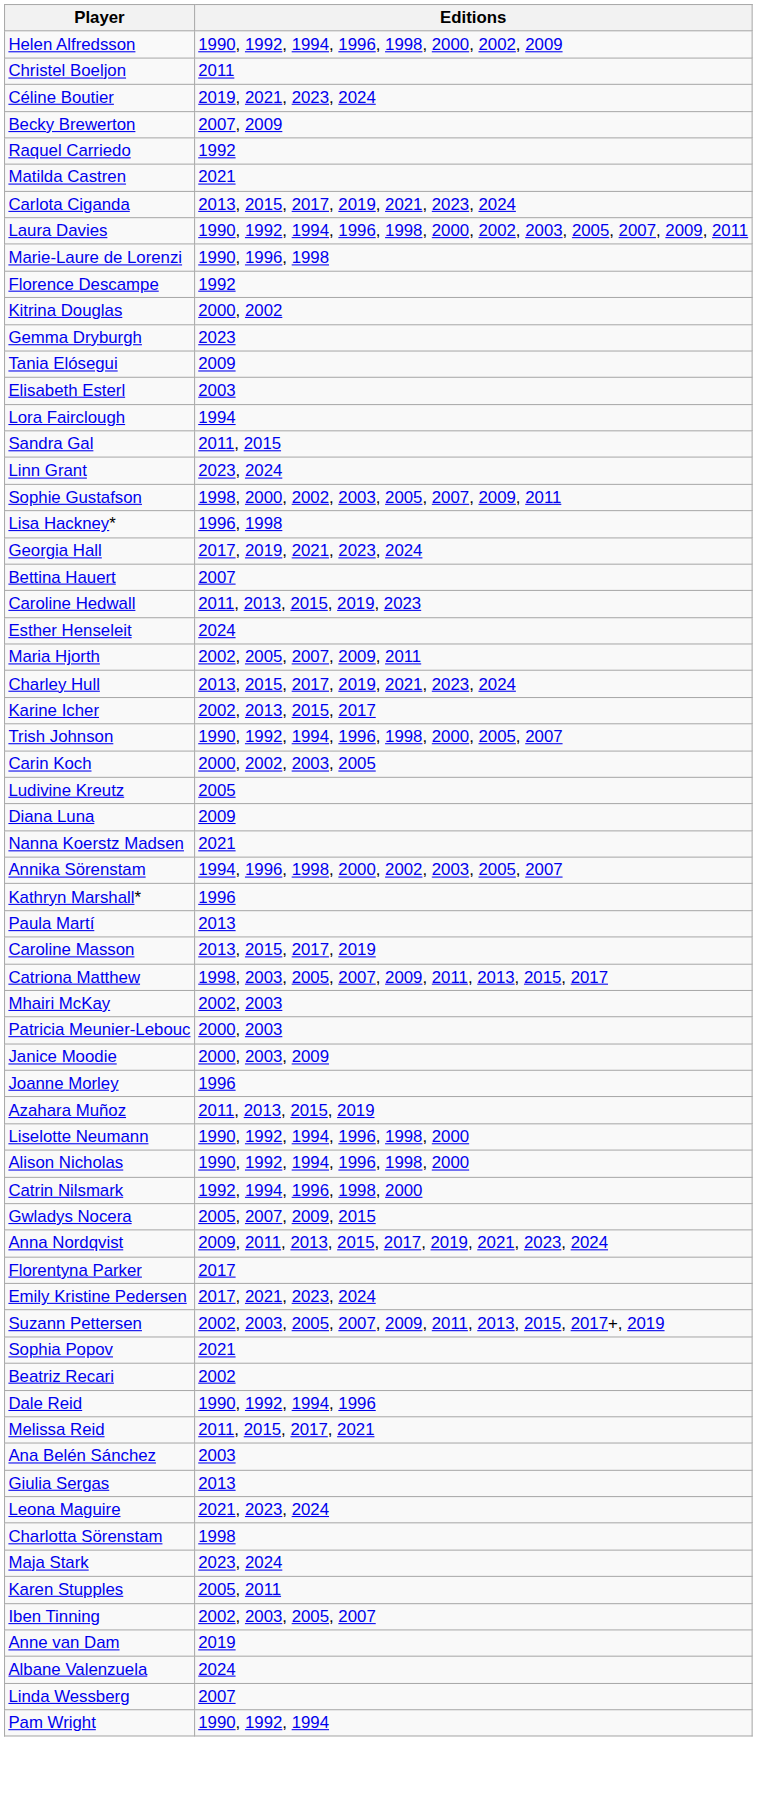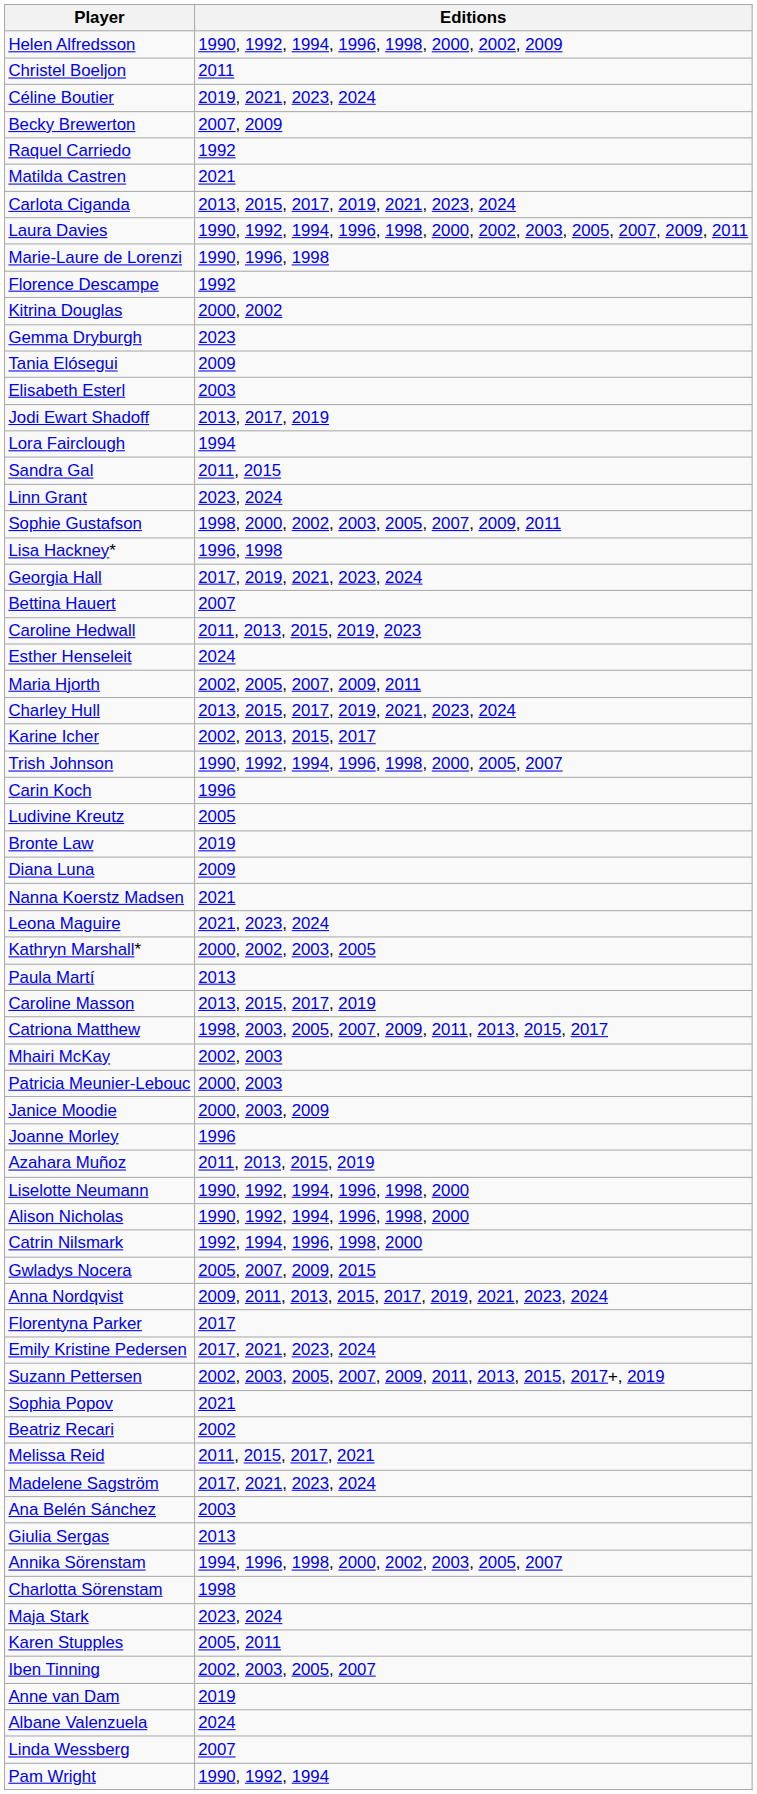+ row: (79, 417)
(287, 763) 2000, 2002, 2003, 2005 -> (217, 790) 1996
+ row: (51, 843)
rows swapped: (64, 1509) <-> (77, 870)
(217, 897) 1996 -> (287, 950) 2000, 2002, 2003, 2005
- row: (45, 1403)
+ row: (84, 1483)
